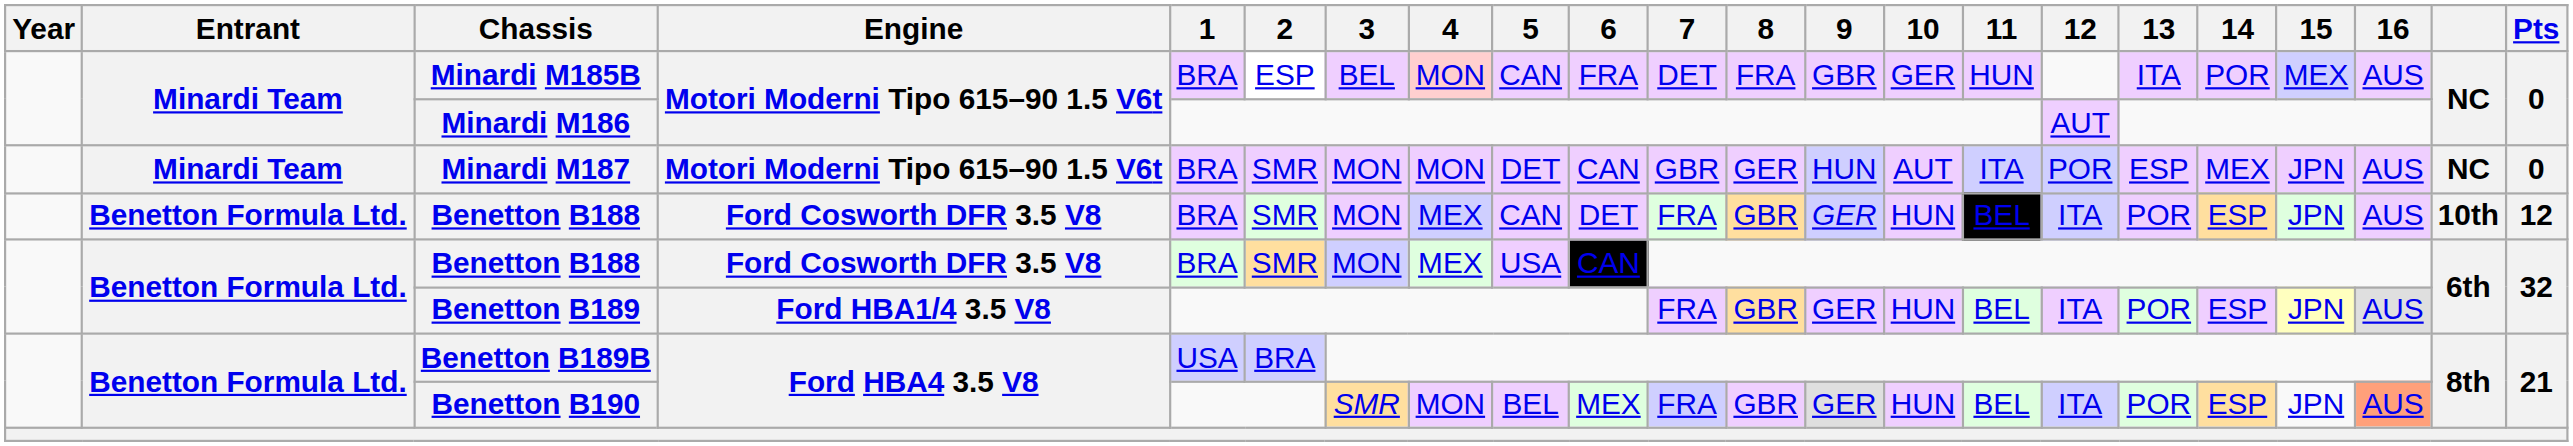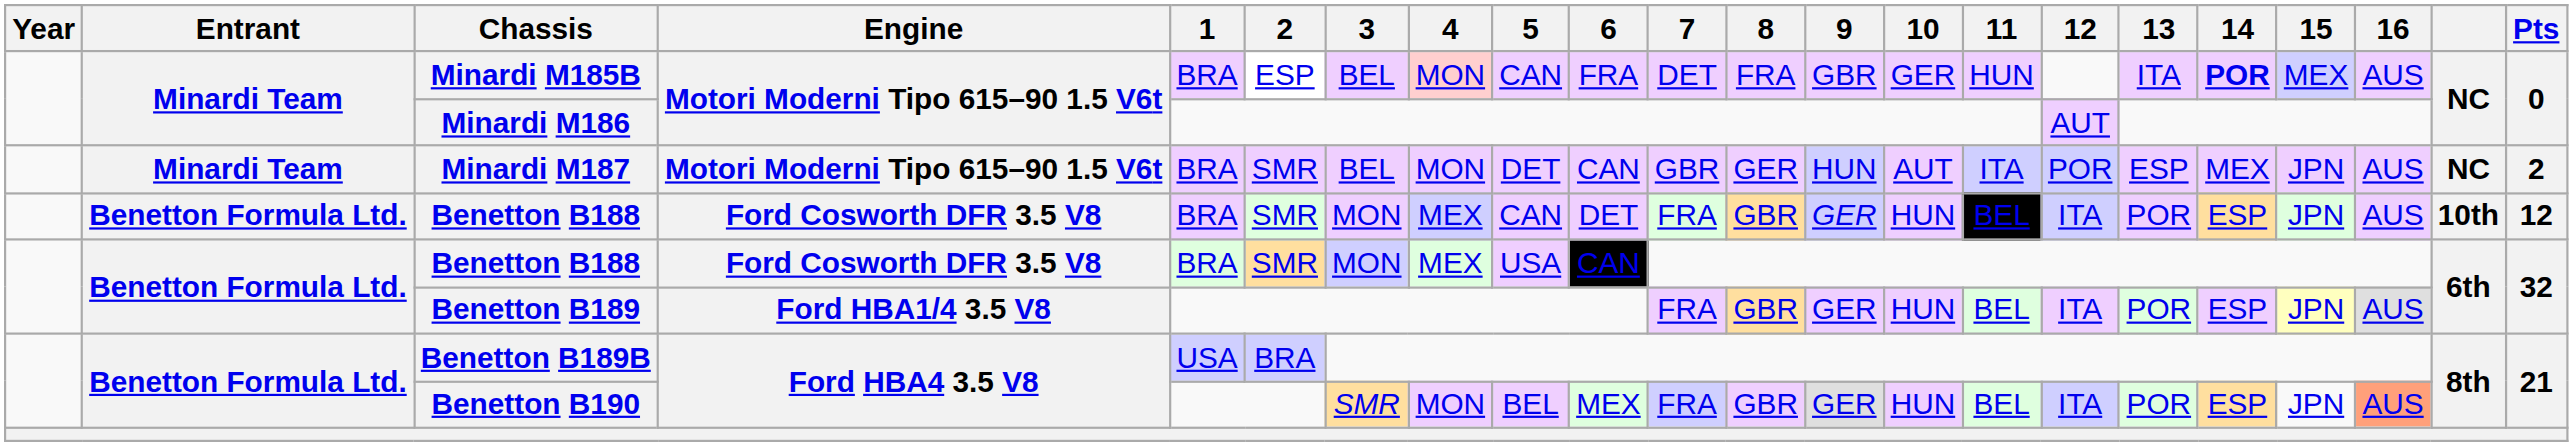(2237, 75) normal -> (2237, 75) bold
(1367, 169) MON -> (1367, 169) BEL
(2536, 169) 0 -> (2536, 169) 2
